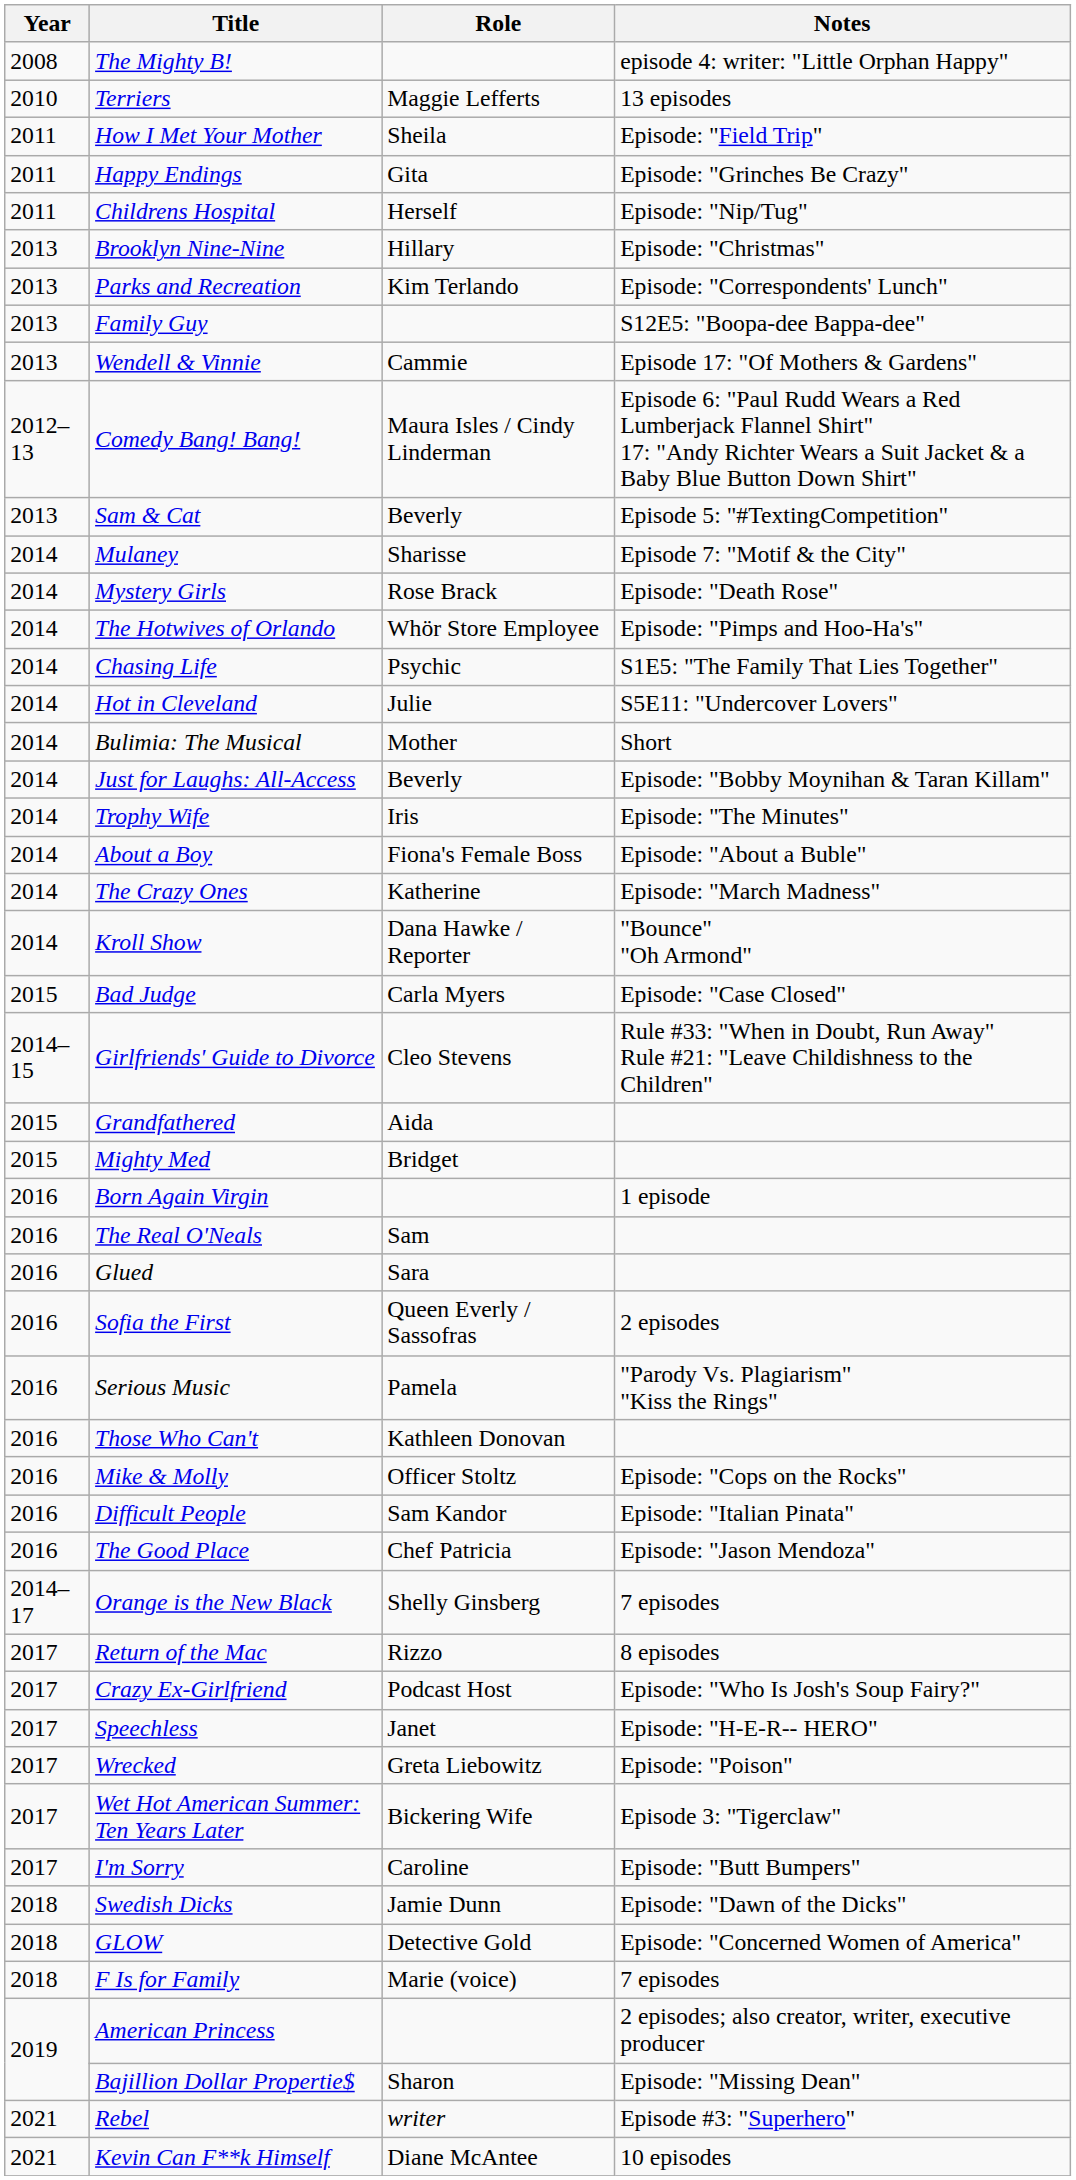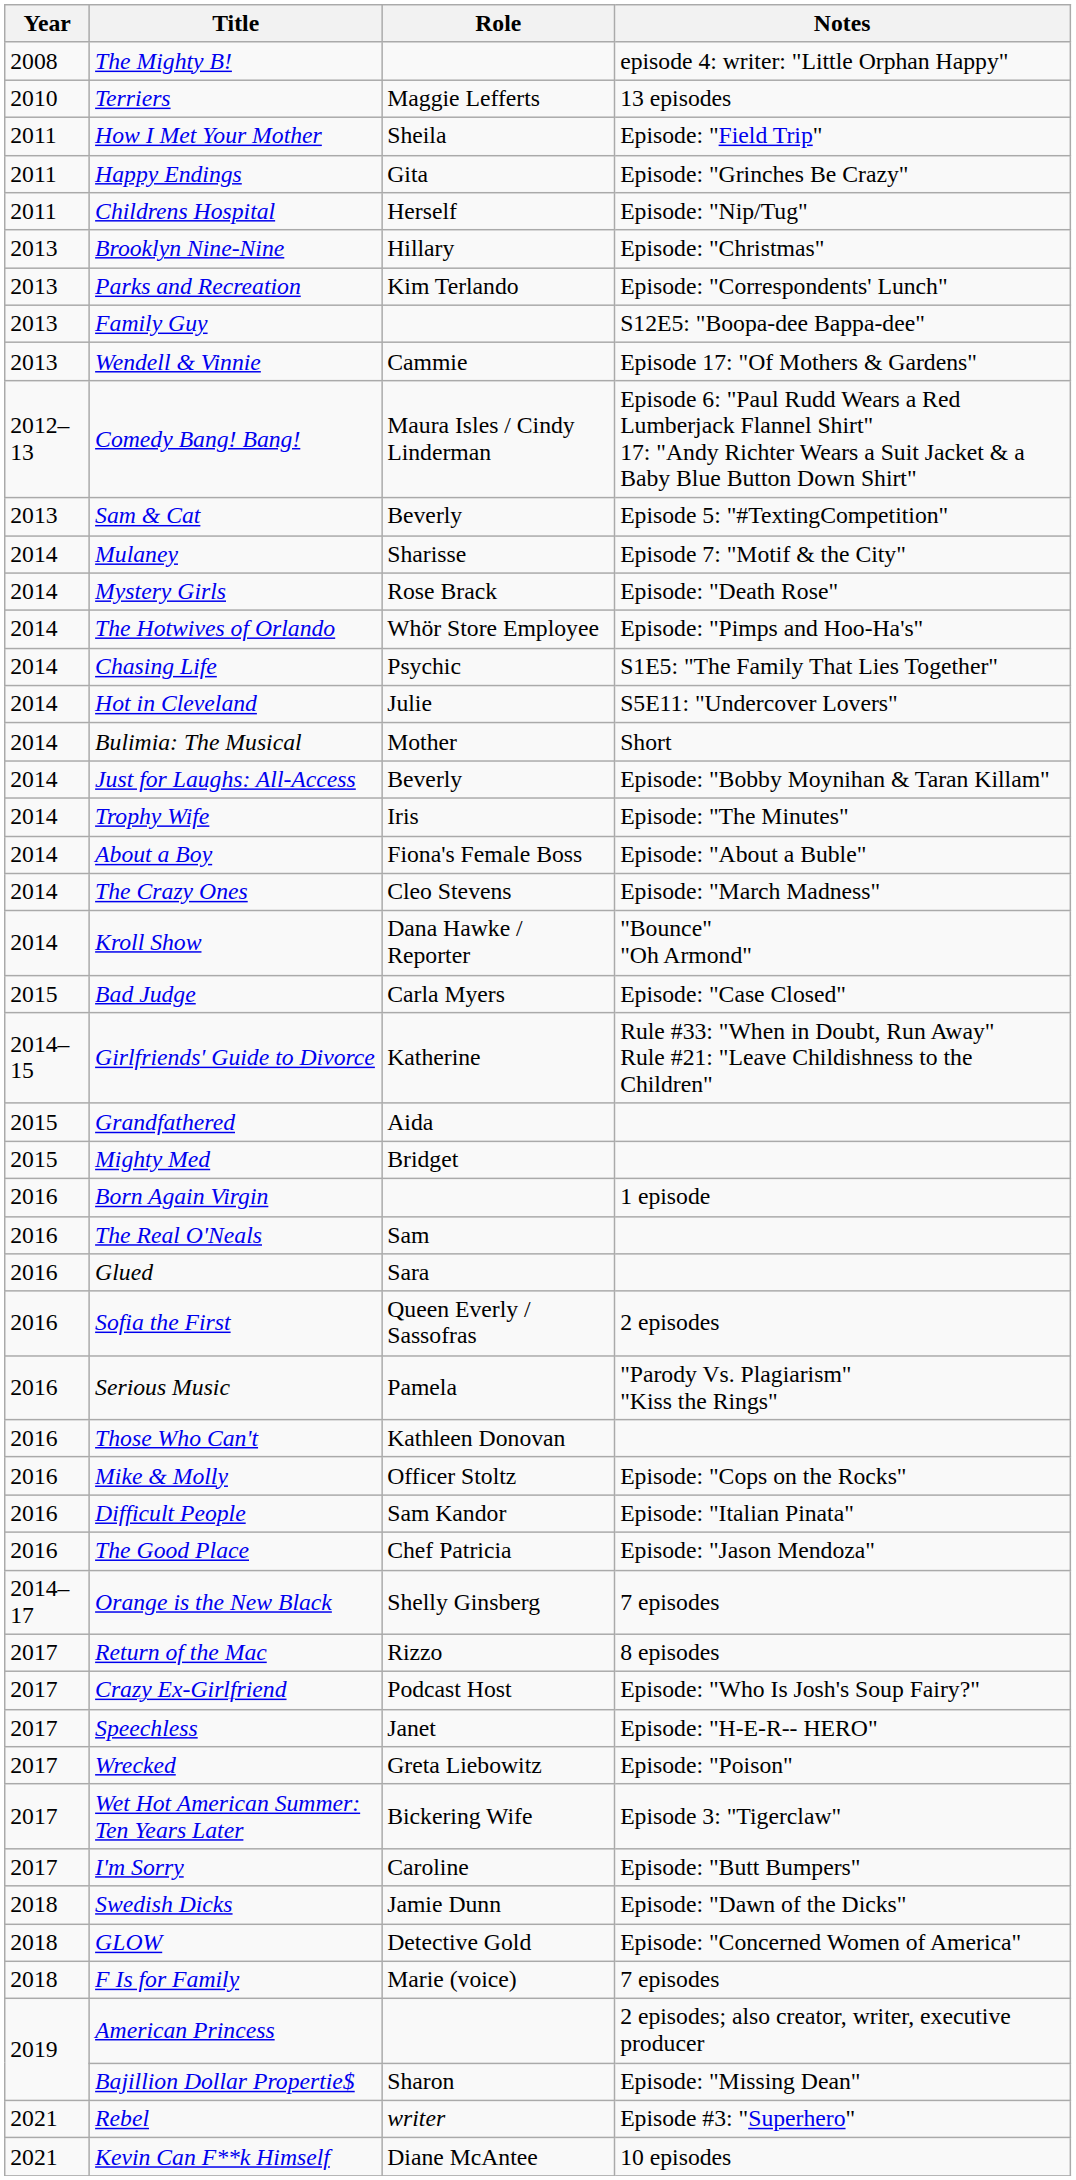(434, 891) Katherine -> (449, 891) Cleo Stevens
(449, 1057) Cleo Stevens -> (434, 1057) Katherine
